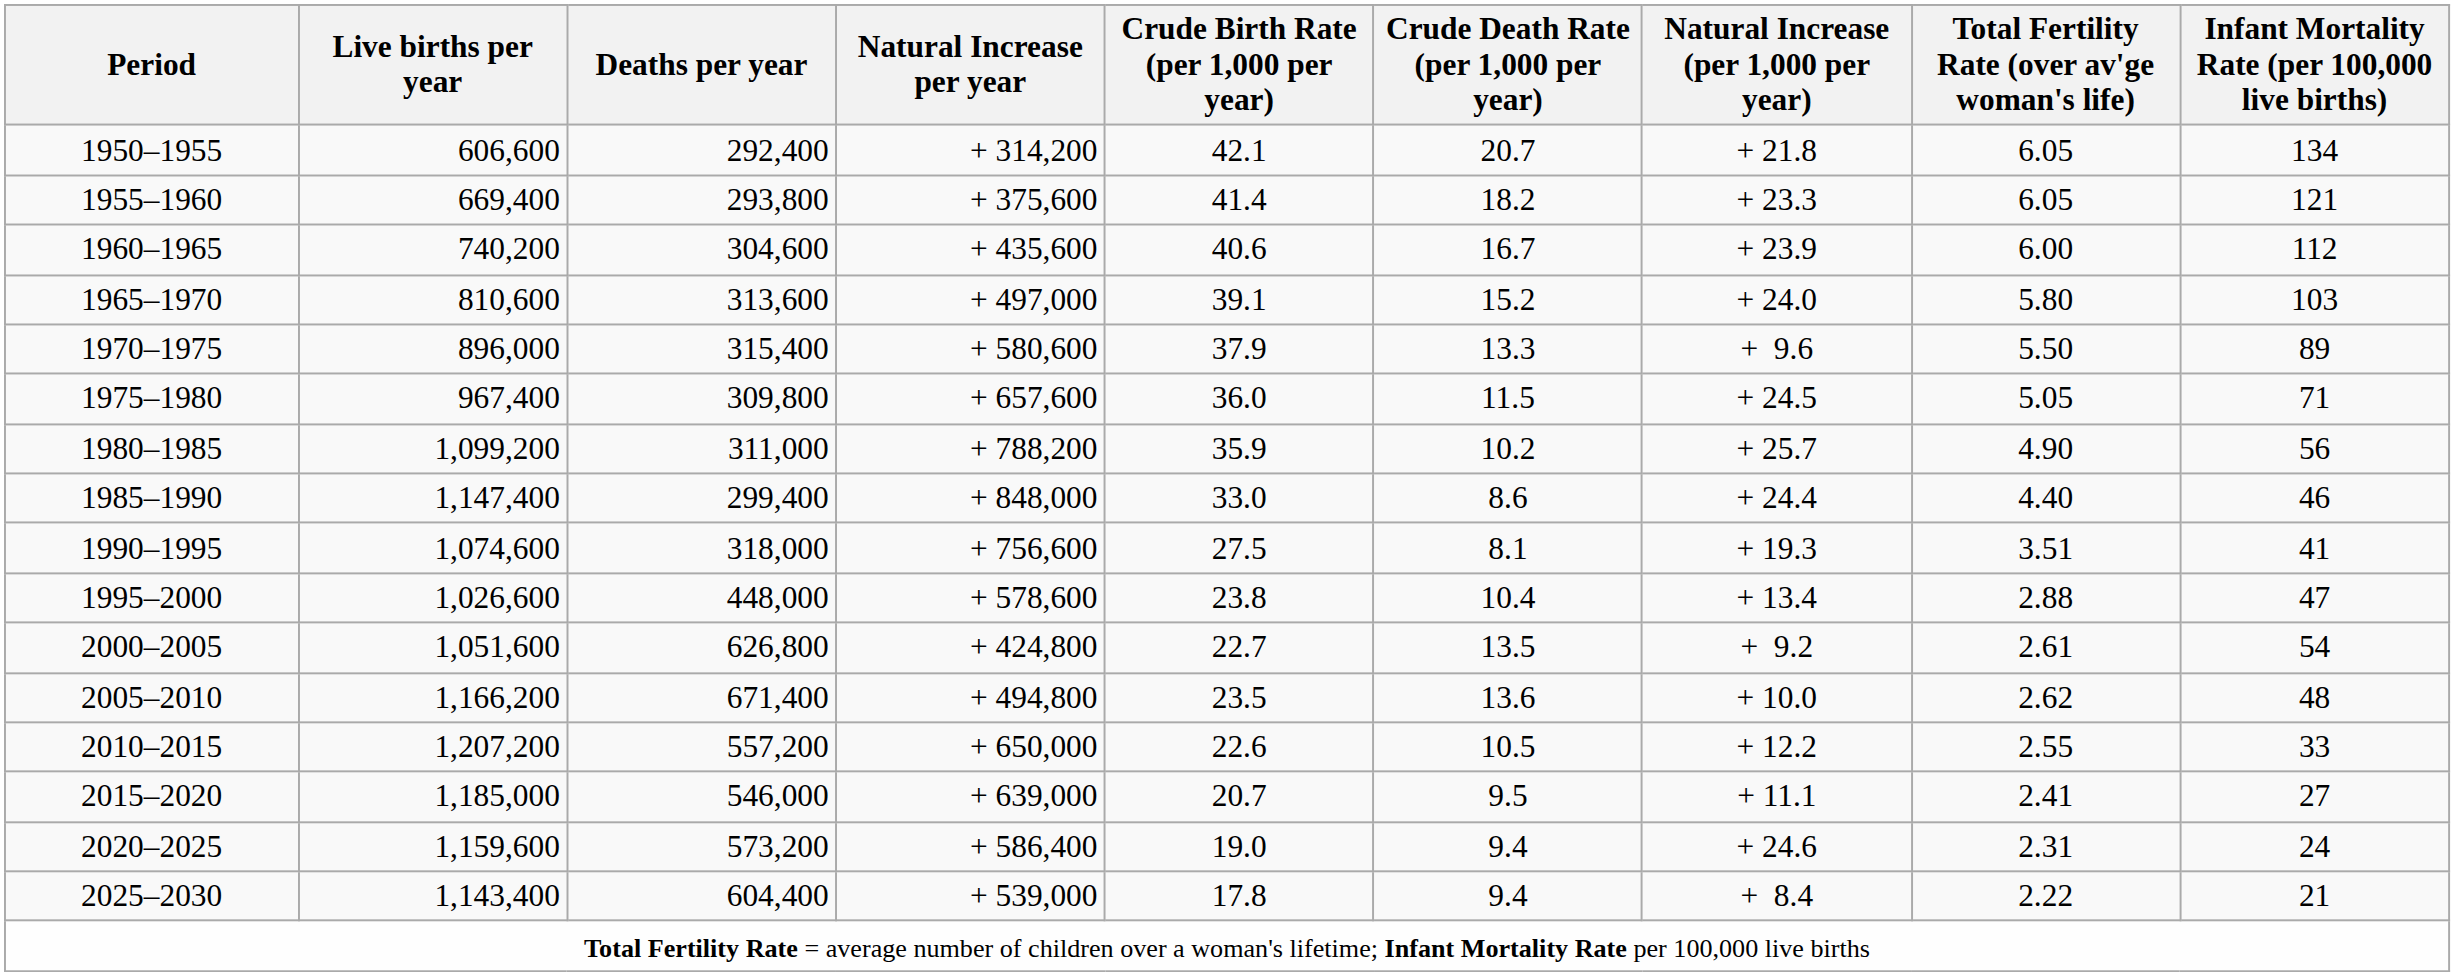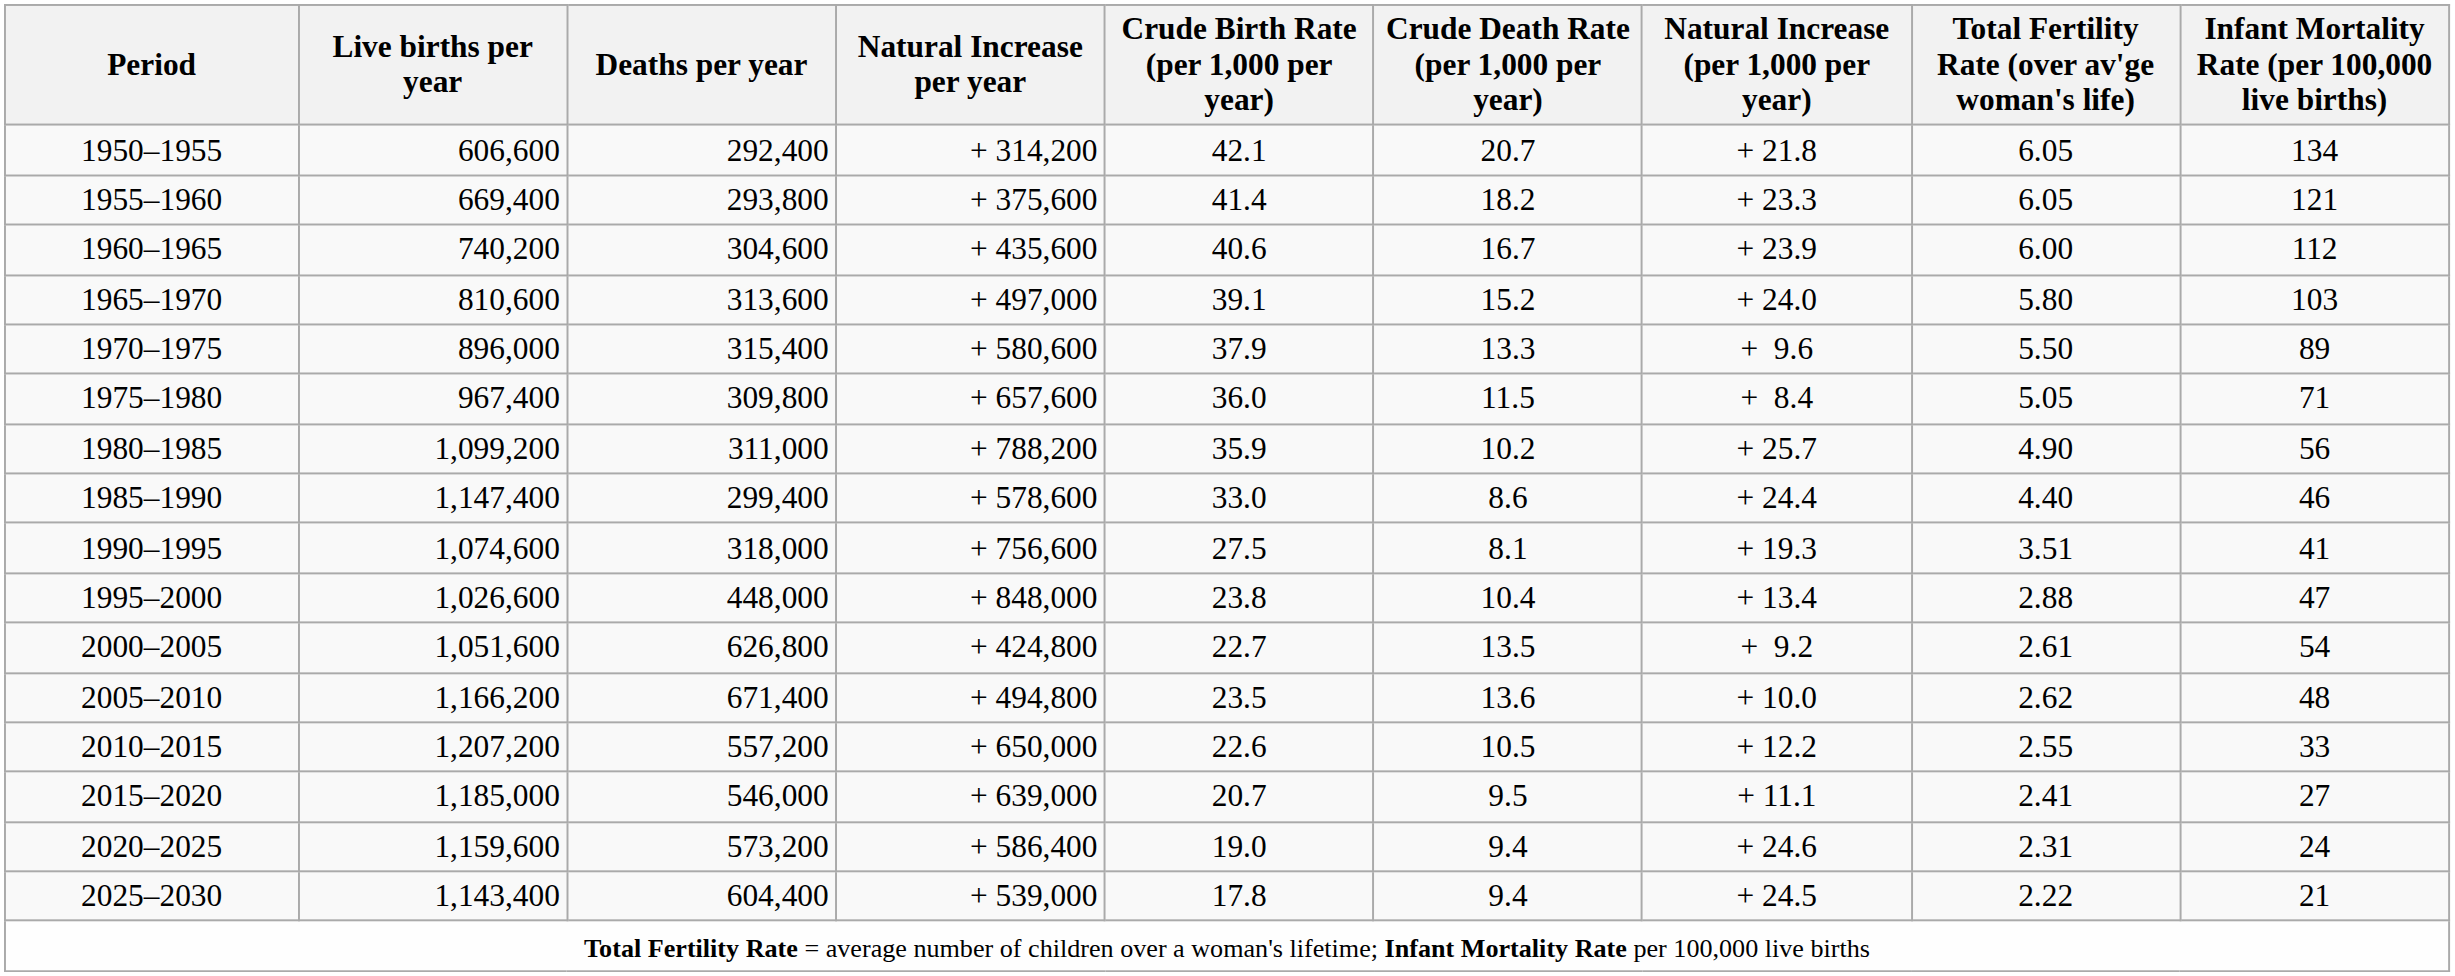(1777, 398) + 24.5 -> (1777, 398) + 8.4
(1034, 497) + 848,000 -> (1034, 497) + 578,600
(1034, 597) + 578,600 -> (1034, 597) + 848,000
(1777, 895) + 8.4 -> (1777, 895) + 24.5
